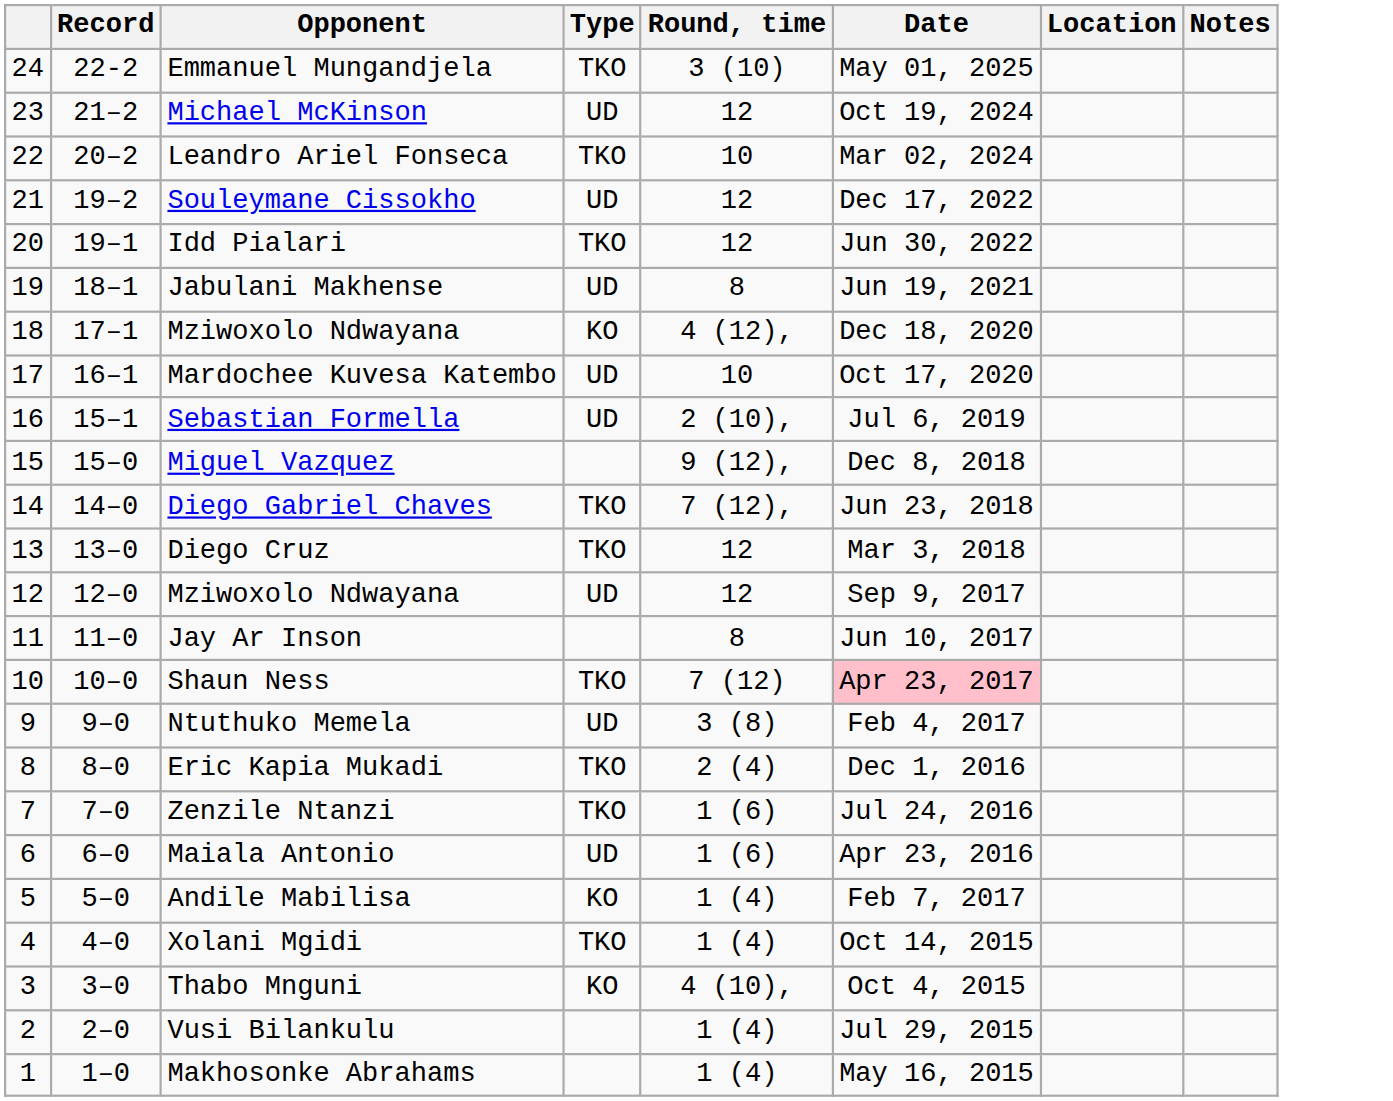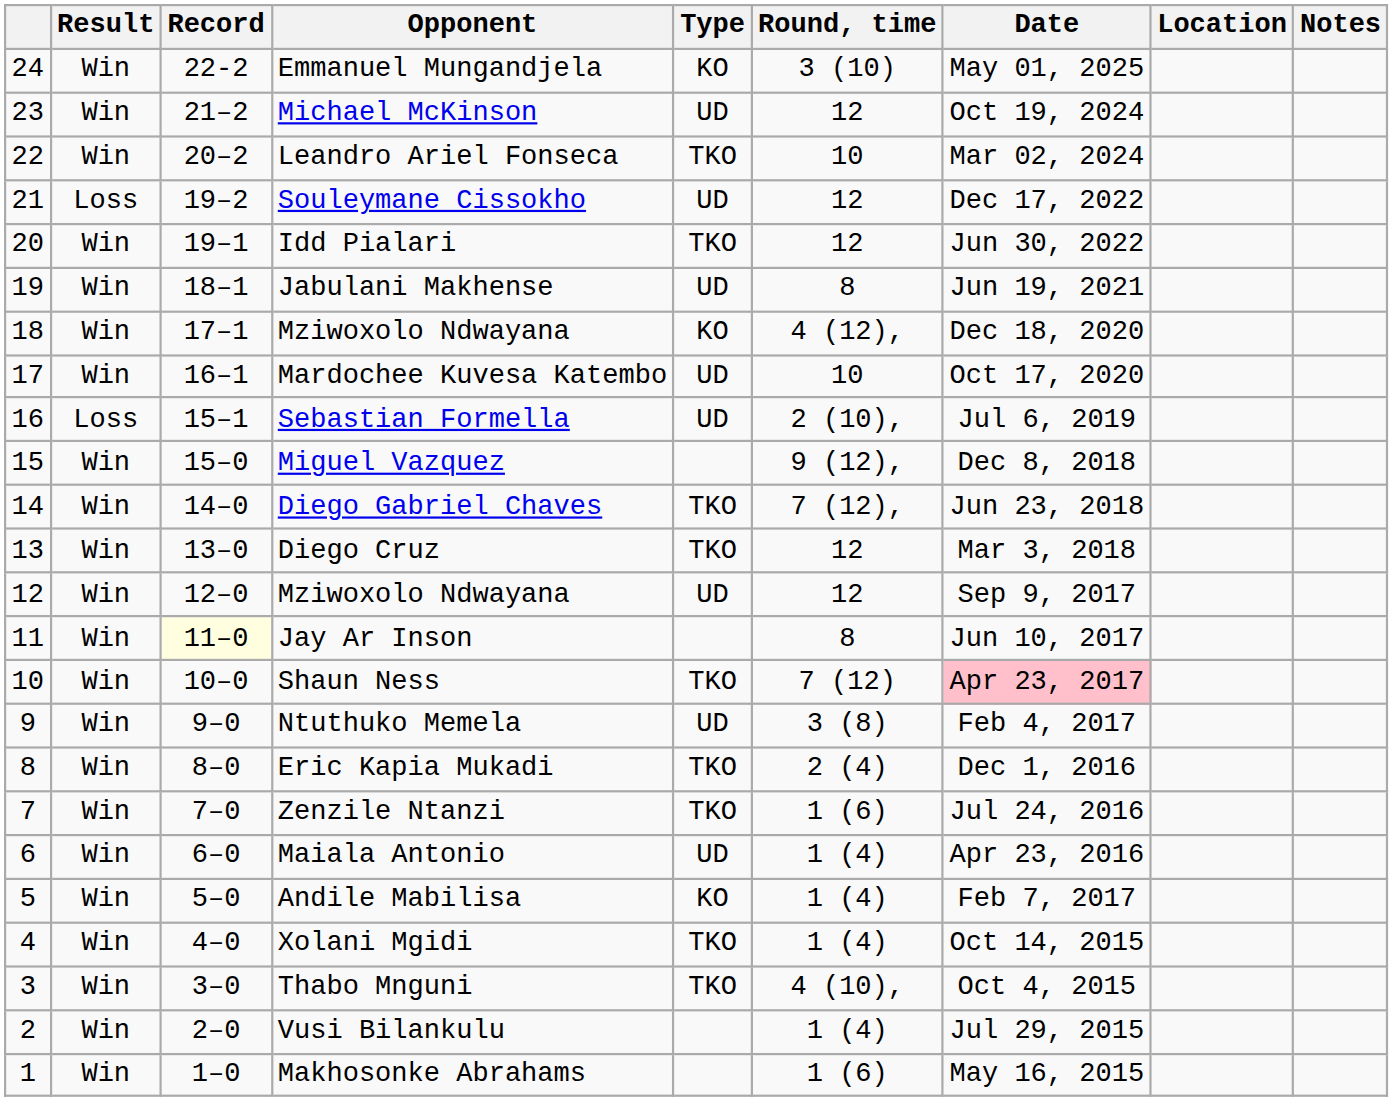+ column: (106, 27)
(602, 71) TKO -> (713, 71) KO
(106, 639) no background -> (216, 639) lightyellow background
(737, 857) 1 (6) -> (847, 857) 1 (4)
(602, 988) KO -> (713, 988) TKO
(737, 1075) 1 (4) -> (847, 1075) 1 (6)
